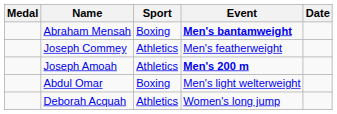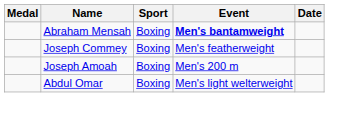(157, 48) Athletics -> (153, 48) Boxing
(157, 66) Athletics -> (153, 66) Boxing
(216, 66) bold -> (207, 66) normal
- row: (85, 101)
